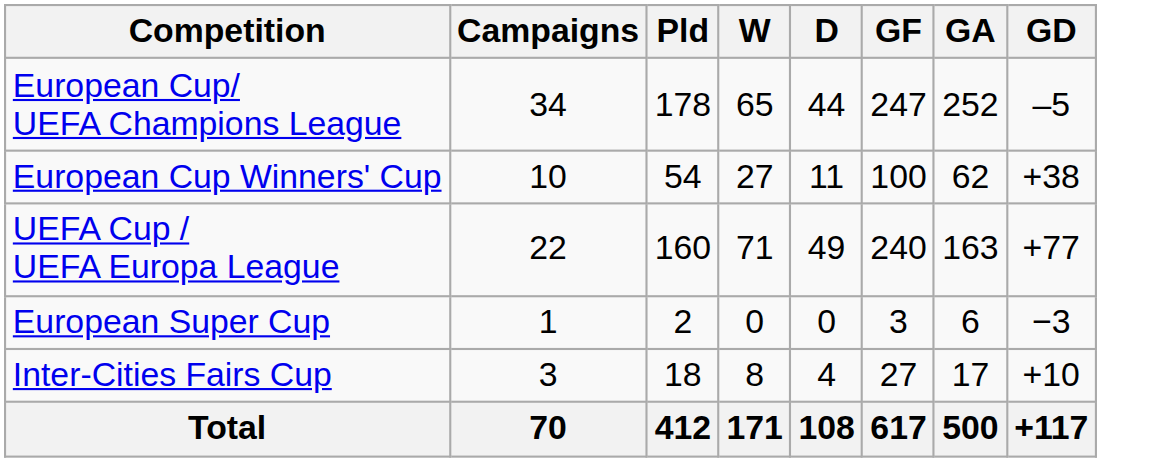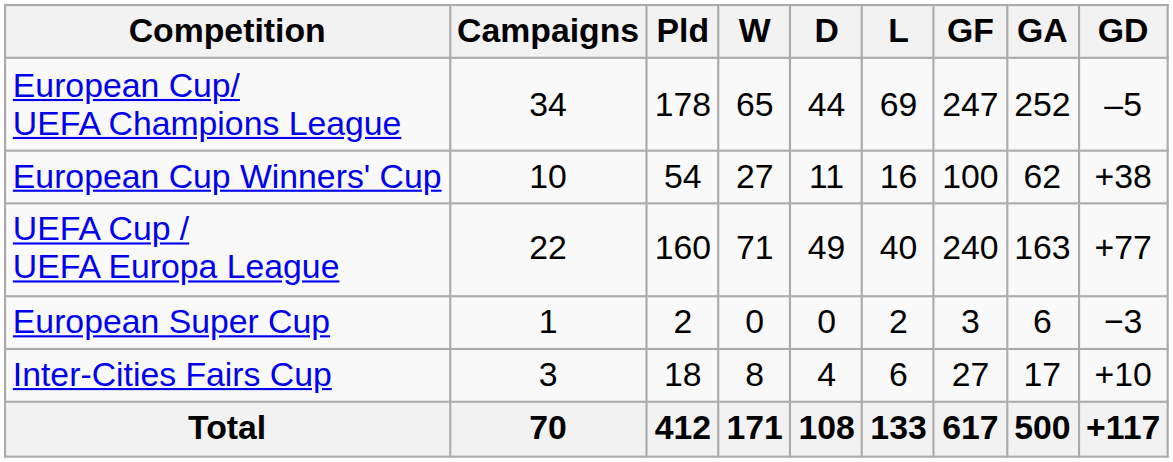+ column: (899, 31)
